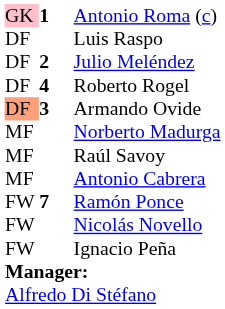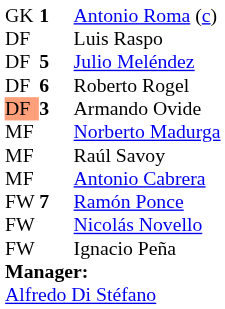(19, 15) pink background -> (19, 15) no background
(44, 62) 2 -> (44, 62) 5
(44, 85) 4 -> (44, 85) 6
